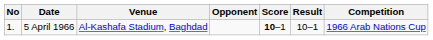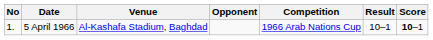columns swapped: (275, 12) <-> (376, 12)
